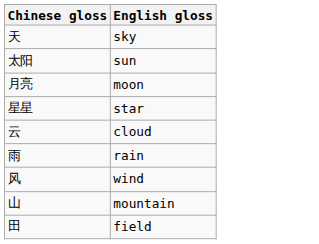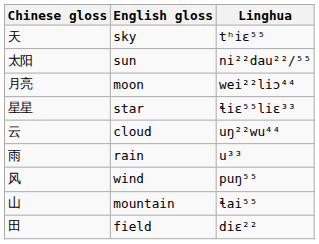+ column: (265, 15)
